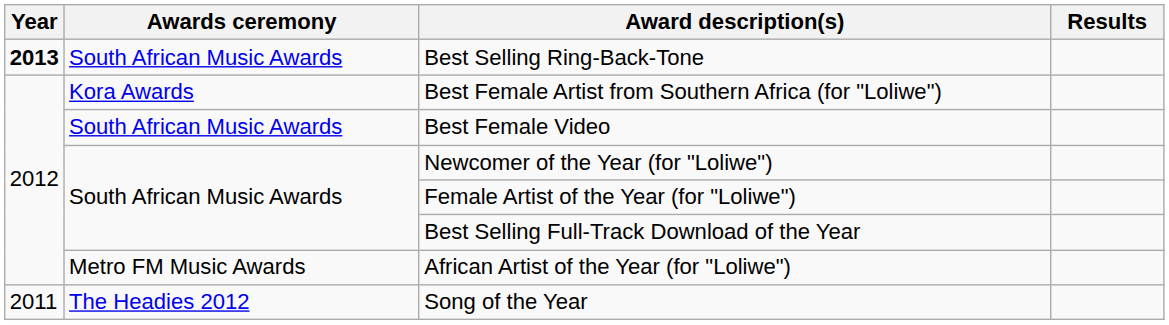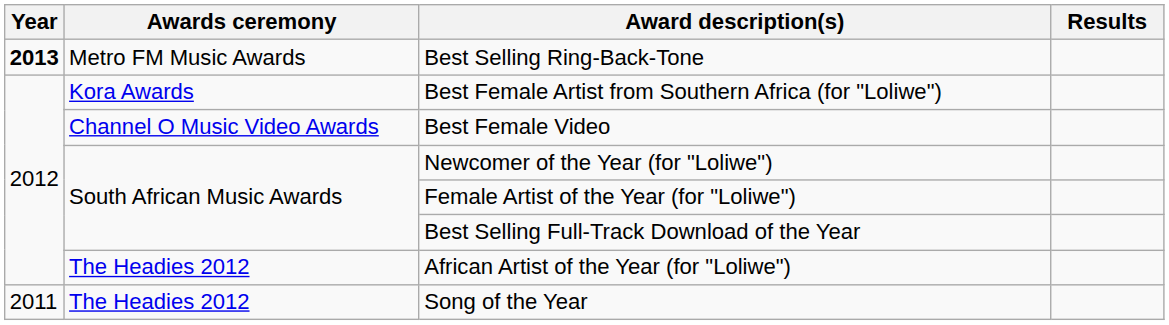(206, 57) South African Music Awards -> (187, 57) Metro FM Music Awards
(206, 127) South African Music Awards -> (224, 127) Channel O Music Video Awards
(187, 267) Metro FM Music Awards -> (159, 267) The Headies 2012
